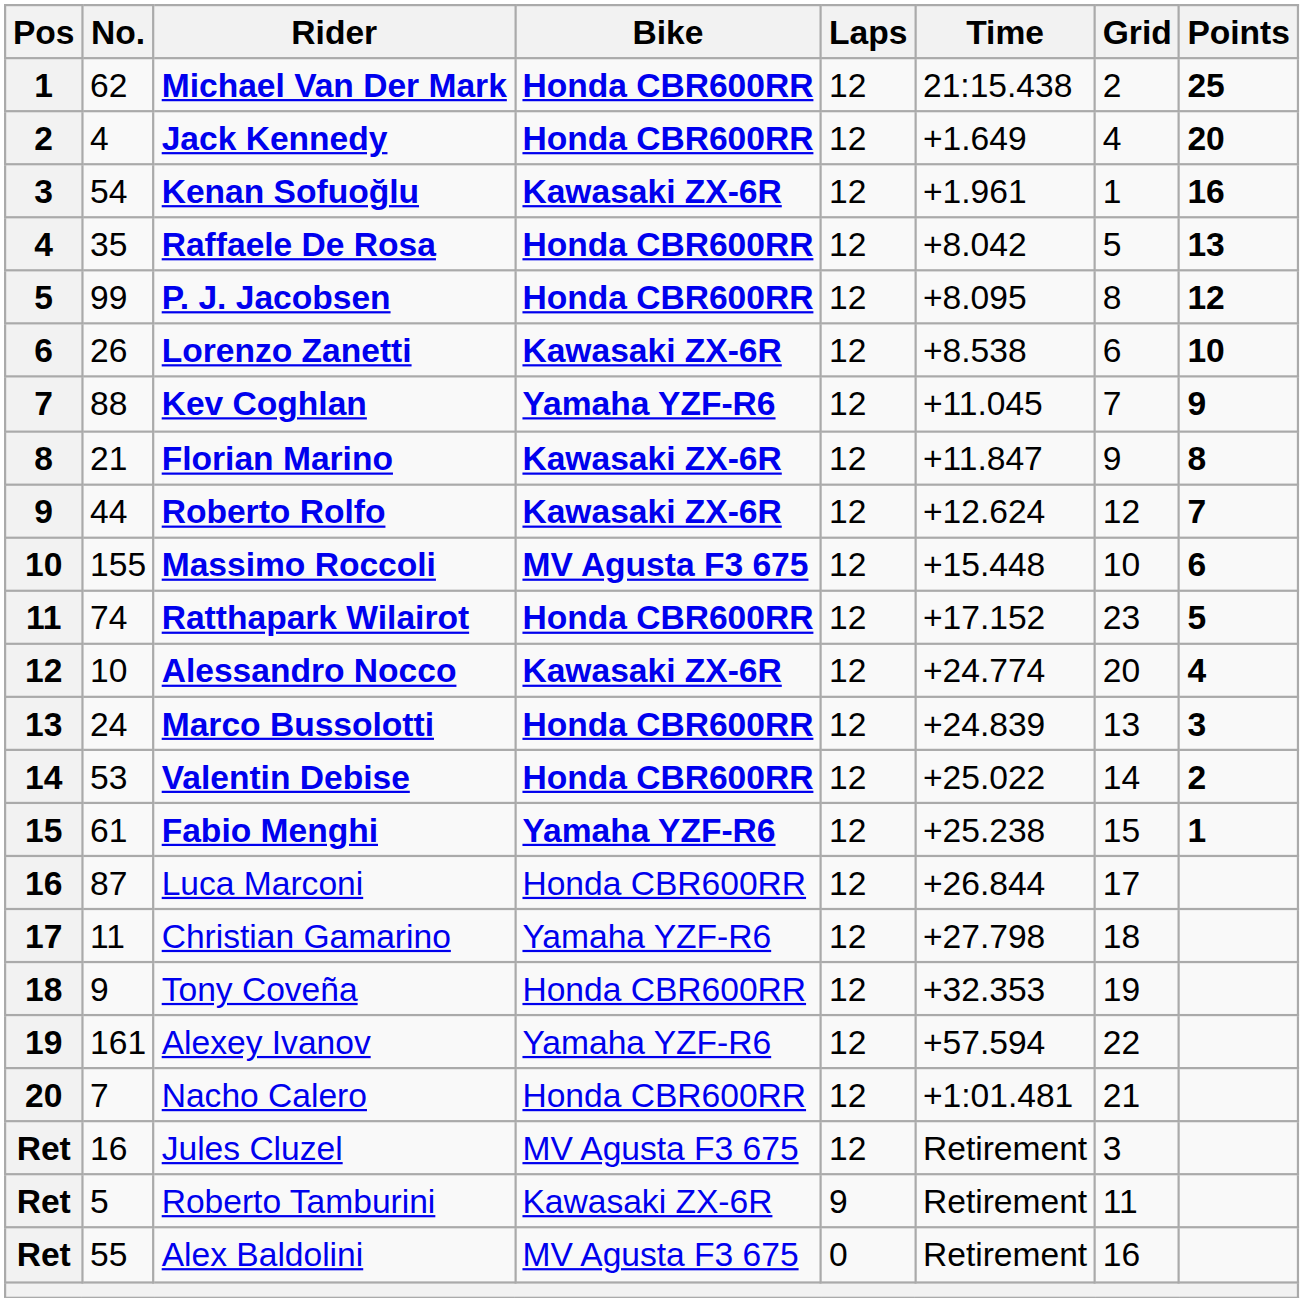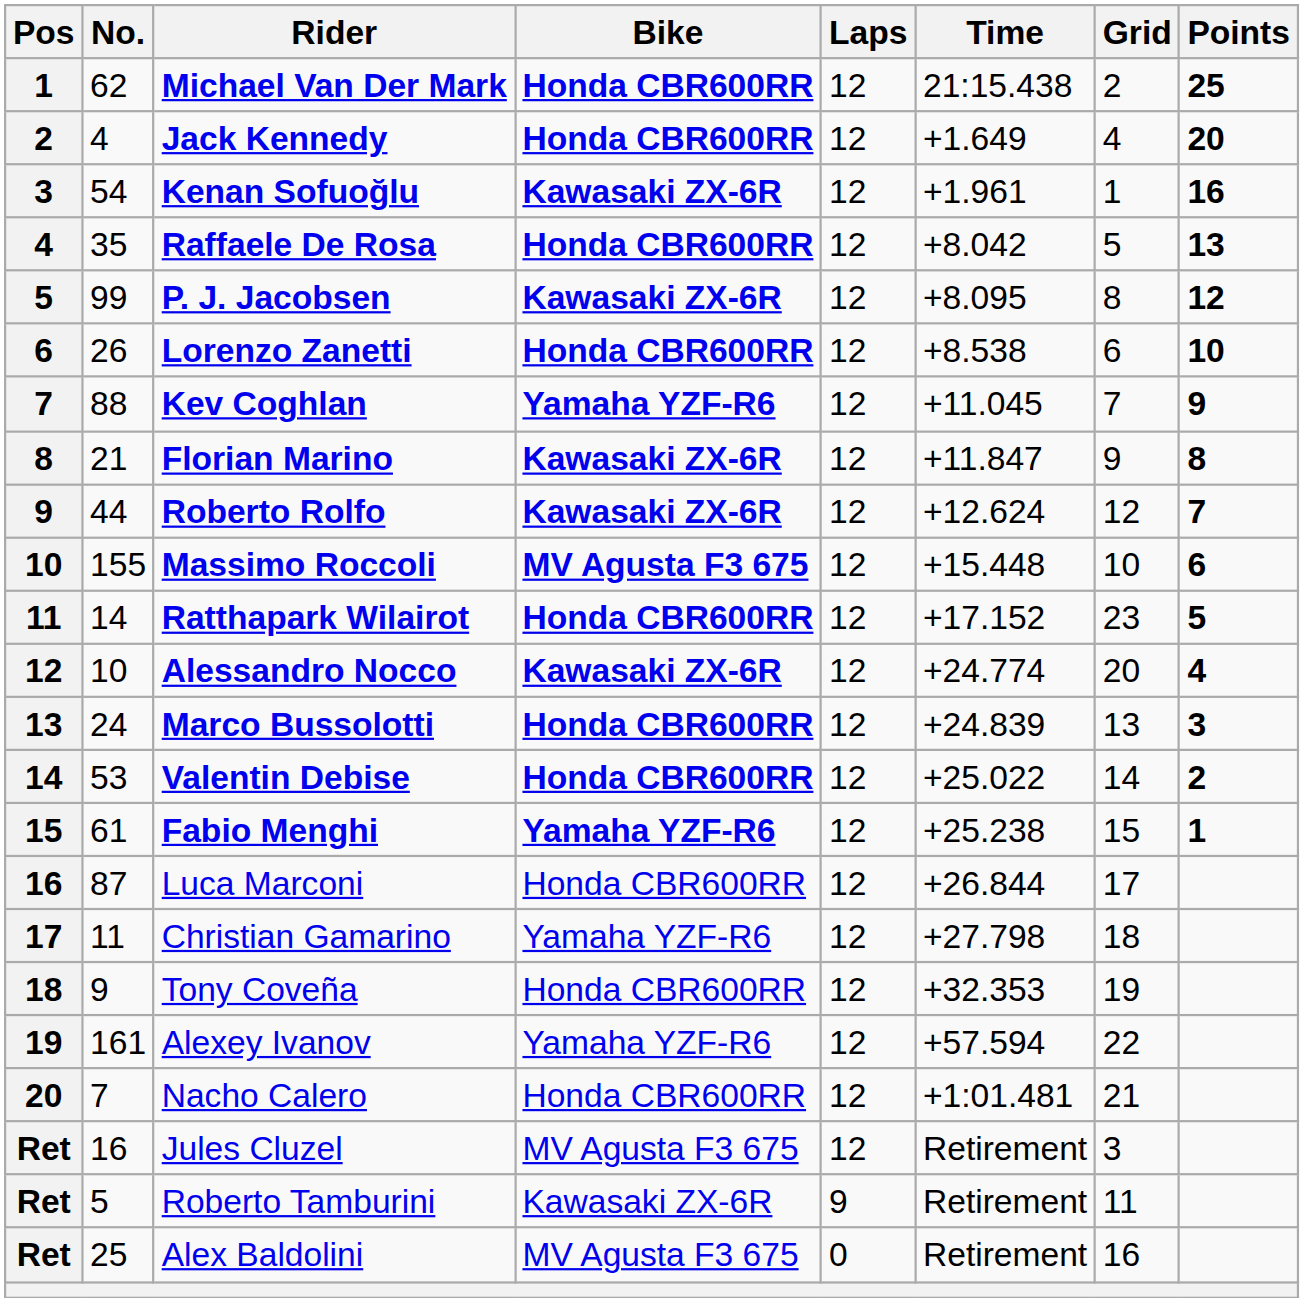(668, 298) Honda CBR600RR -> (652, 298) Kawasaki ZX-6R
(652, 351) Kawasaki ZX-6R -> (668, 351) Honda CBR600RR
(109, 617) 74 -> (109, 617) 14
(109, 1255) 55 -> (109, 1255) 25
